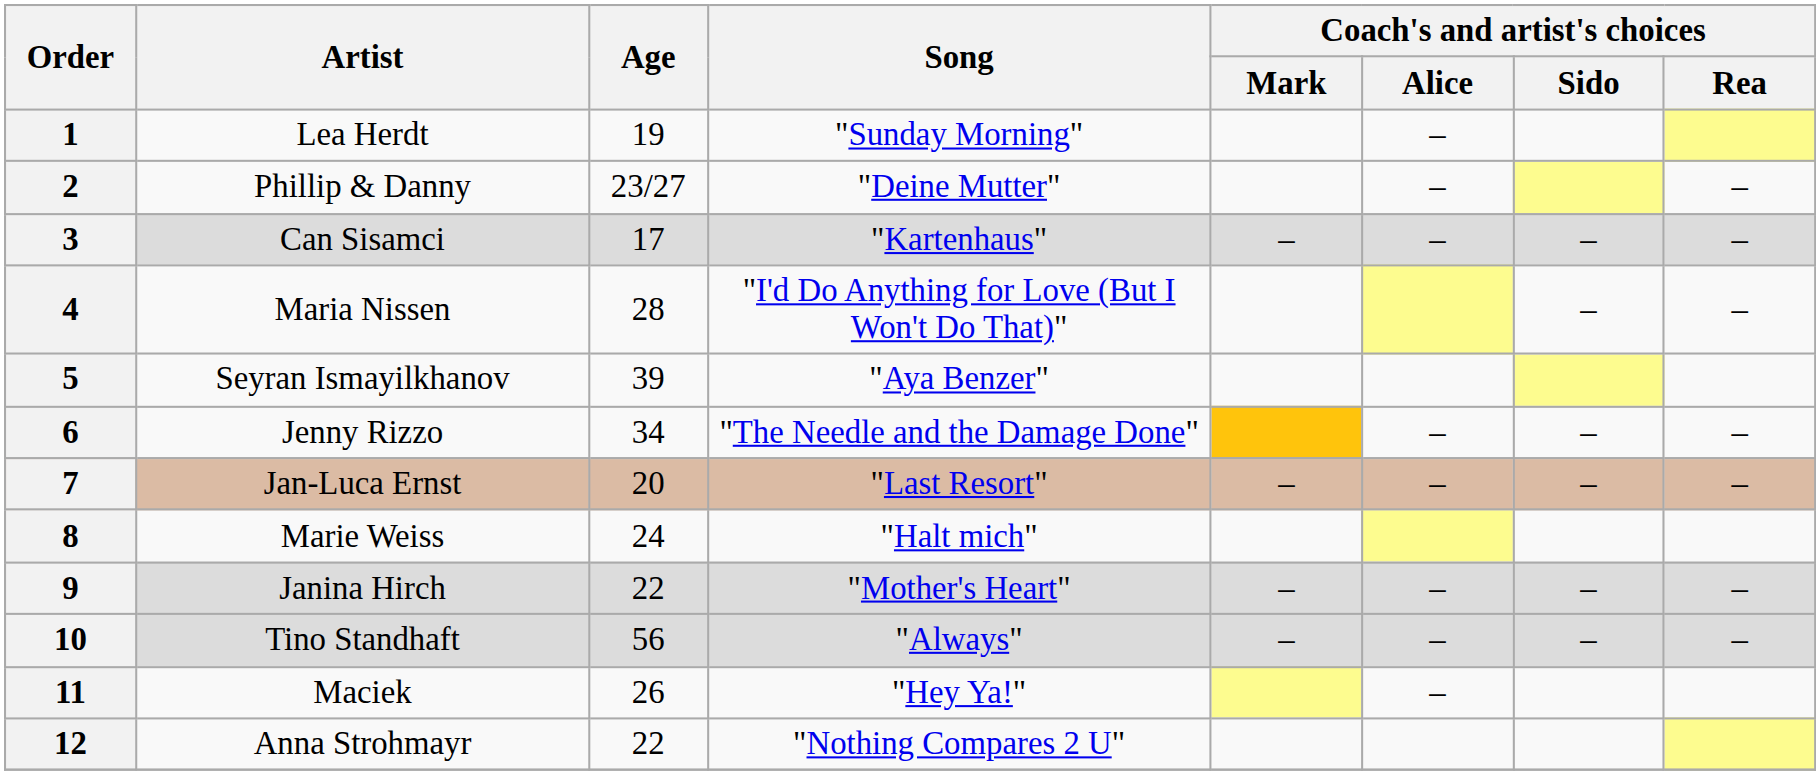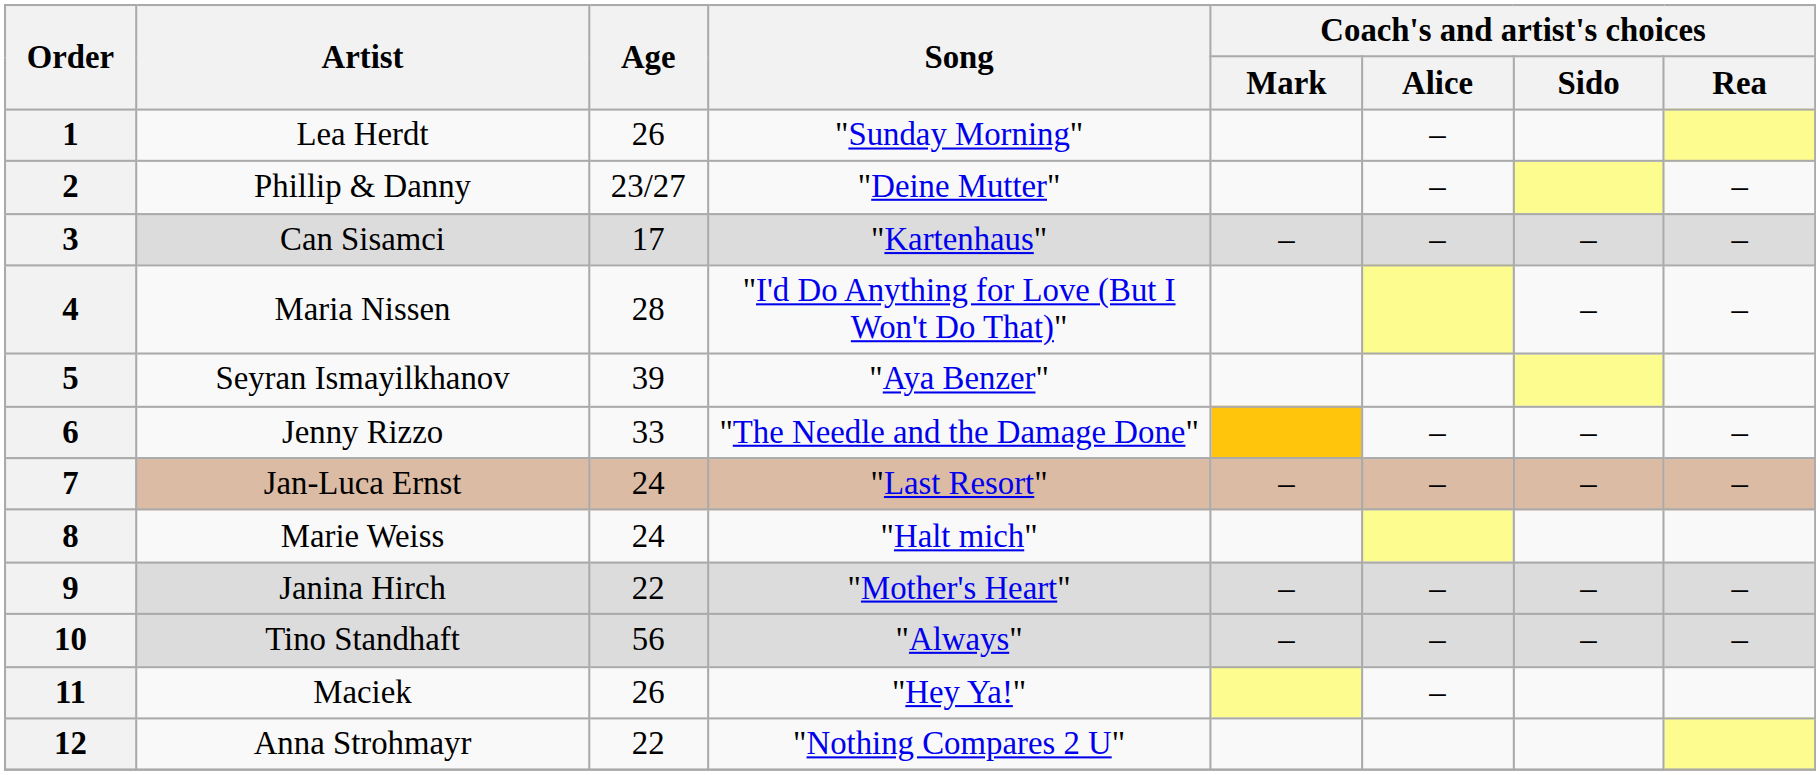(648, 134) 19 -> (648, 134) 26
(648, 431) 34 -> (648, 431) 33
(648, 483) 20 -> (648, 483) 24
